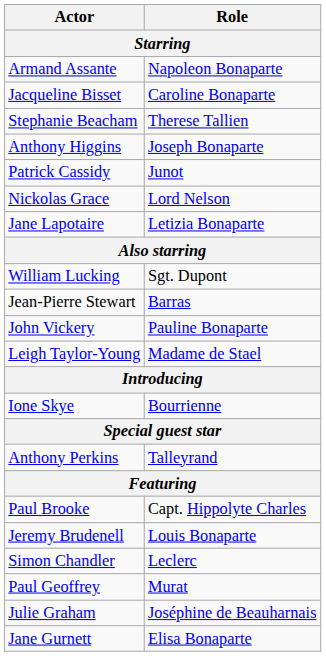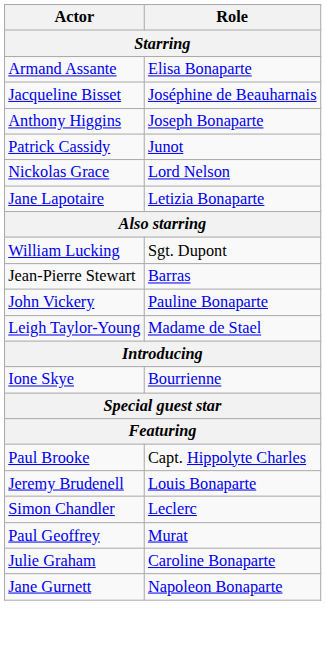(215, 69) Napoleon Bonaparte -> (200, 69) Elisa Bonaparte
(212, 95) Caroline Bonaparte -> (232, 95) Joséphine de Beauharnais
- row: (73, 120)
- row: (63, 457)
(232, 612) Joséphine de Beauharnais -> (212, 560) Caroline Bonaparte
(200, 638) Elisa Bonaparte -> (215, 586) Napoleon Bonaparte
